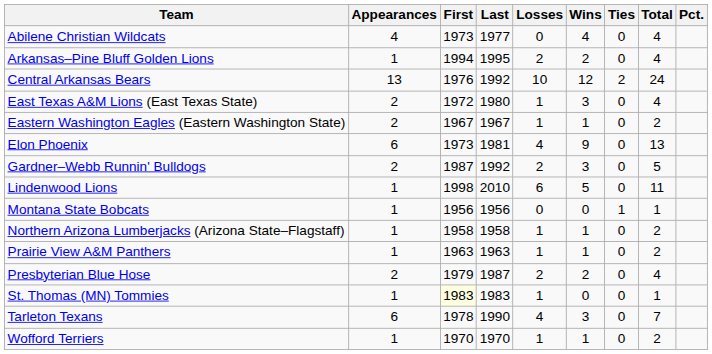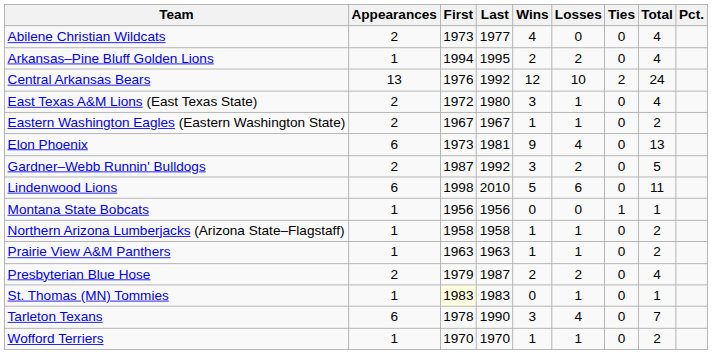columns swapped: (586, 15) <-> (540, 15)
(394, 36) 4 -> (394, 36) 2
(394, 187) 1 -> (394, 187) 6
